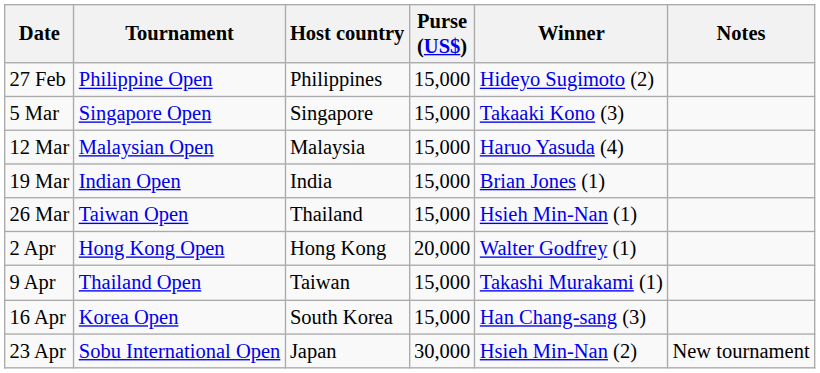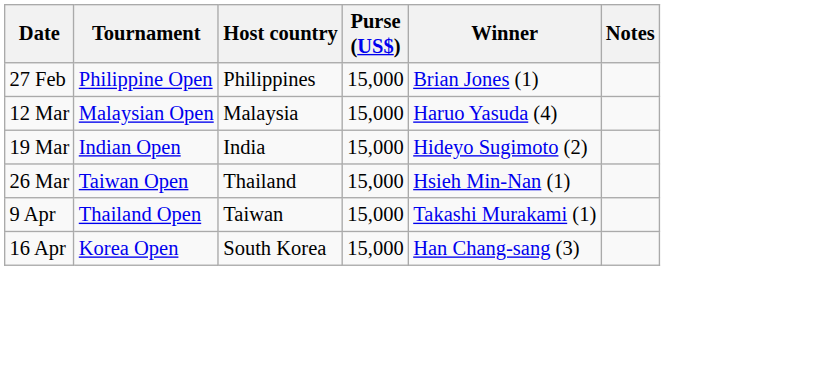(567, 79) Hideyo Sugimoto (2) -> (476, 79) Brian Jones (1)
- row: (34, 113)
(542, 181) Brian Jones (1) -> (500, 147) Hideyo Sugimoto (2)
- row: (33, 248)
- row: (38, 350)
